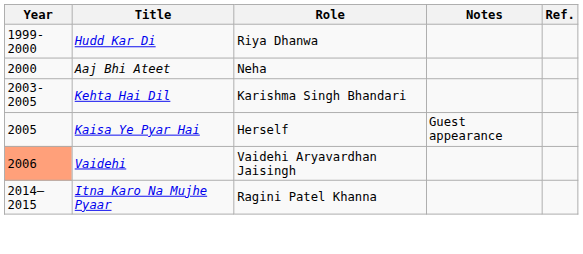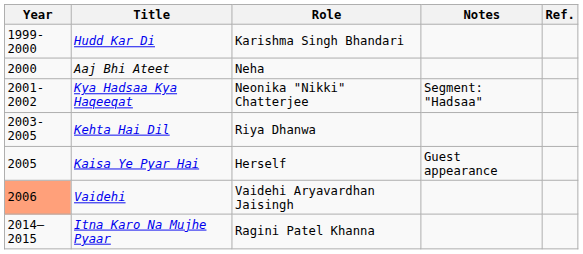(278, 41) Riya Dhanwa -> (320, 41) Karishma Singh Bhandari
+ row: (126, 95)
(322, 95) Karishma Singh Bhandari -> (275, 129) Riya Dhanwa
